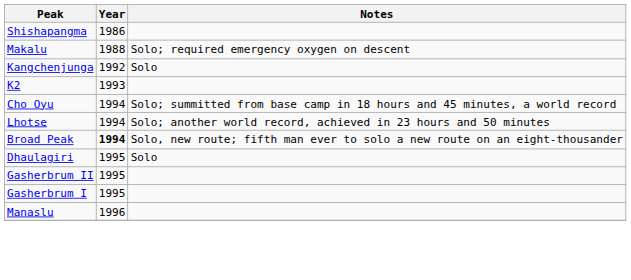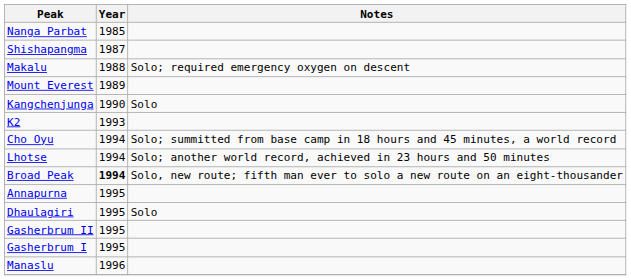+ row: (47, 31)
(112, 31) 1986 -> (112, 49) 1987
+ row: (50, 85)
(112, 67) 1992 -> (112, 103) 1990
+ row: (37, 194)
